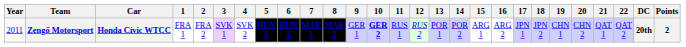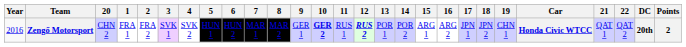columns swapped: (134, 11) <-> (582, 11)
(15, 29) 2011 -> (15, 29) 2016
(419, 29) normal -> (364, 29) bold
